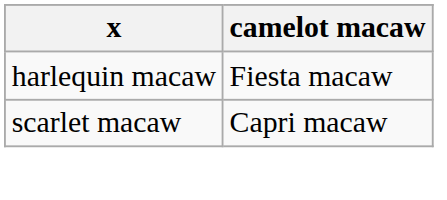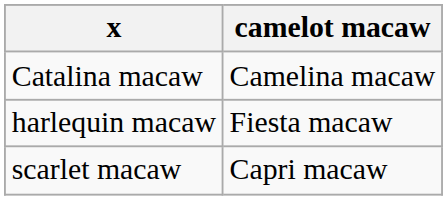+ row: (107, 75)
